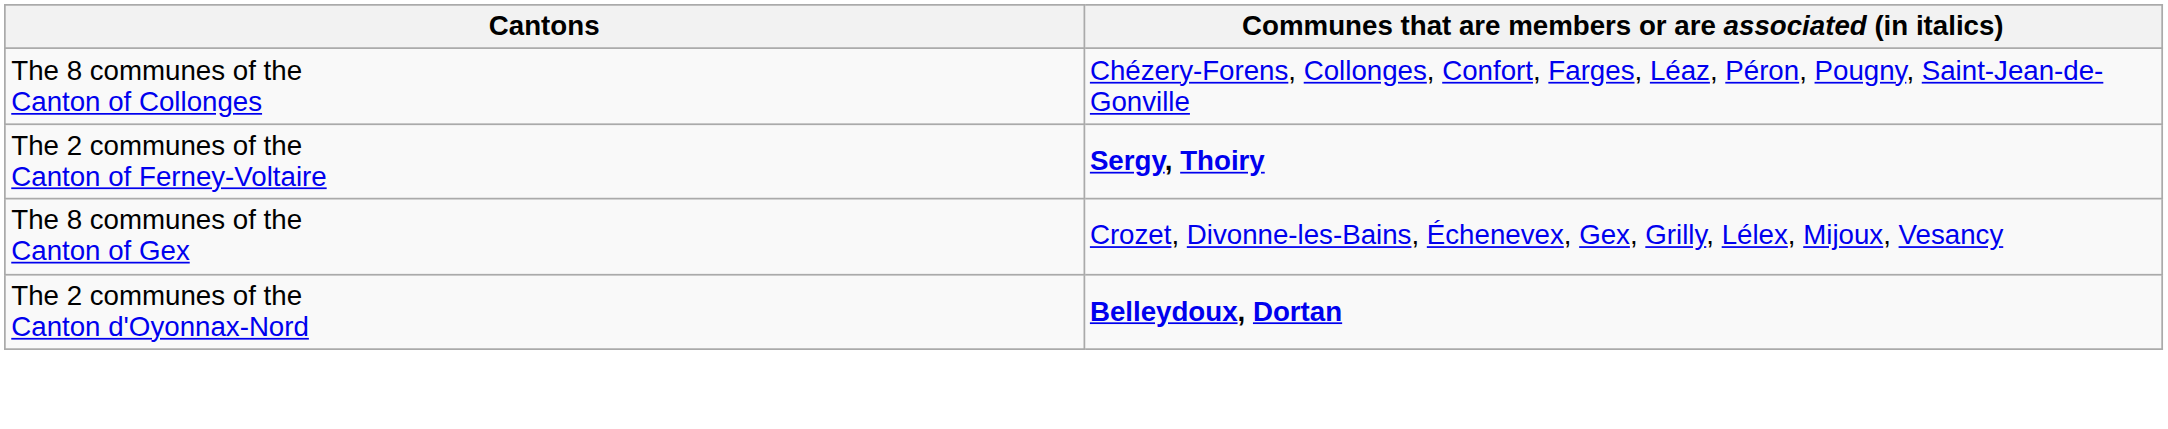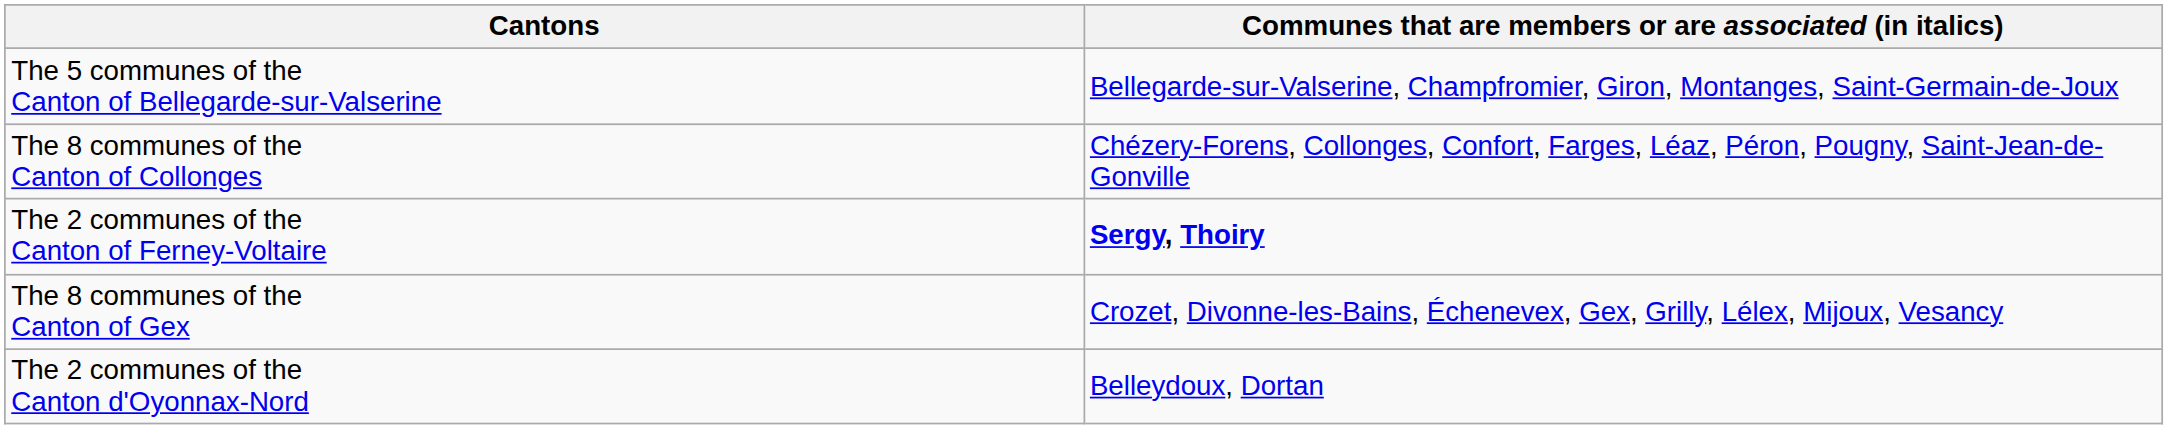+ row: (226, 85)
(1216, 311) bold -> (1207, 386) normal
